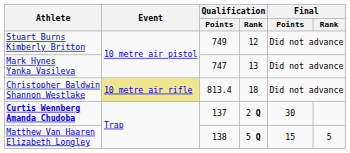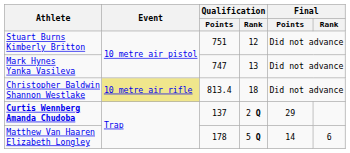(219, 42) 749 -> (219, 42) 751
(290, 113) 30 -> (290, 113) 29
(219, 137) 138 -> (219, 137) 178
(290, 137) 15 -> (290, 137) 14
(329, 137) 5 -> (329, 137) 6
